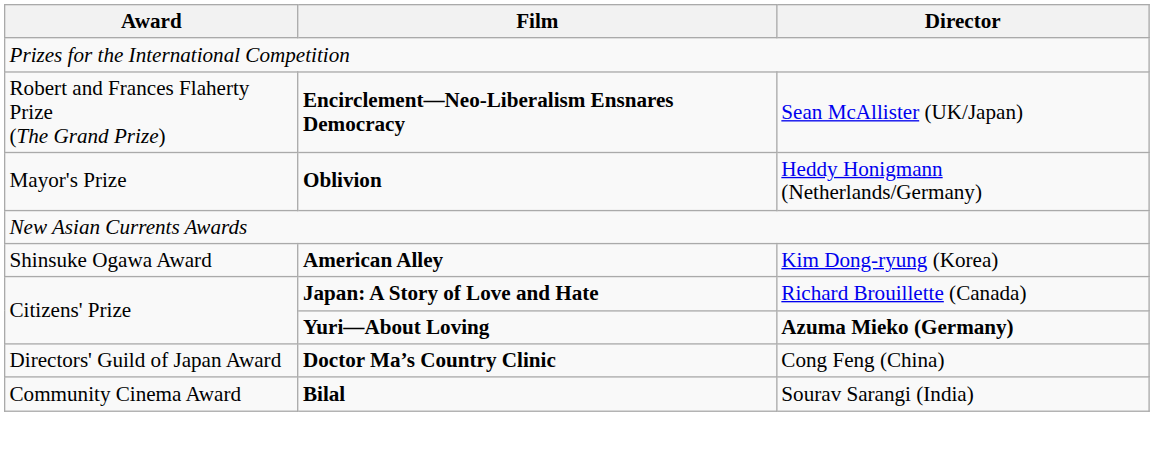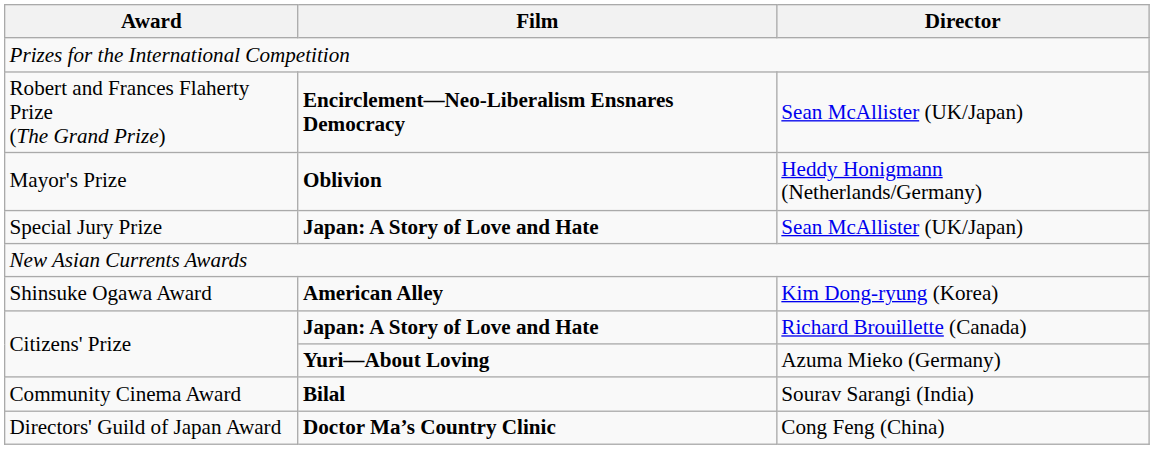+ row: (86, 226)
(897, 326) bold -> (891, 360) normal
rows swapped: (125, 393) <-> (145, 360)
